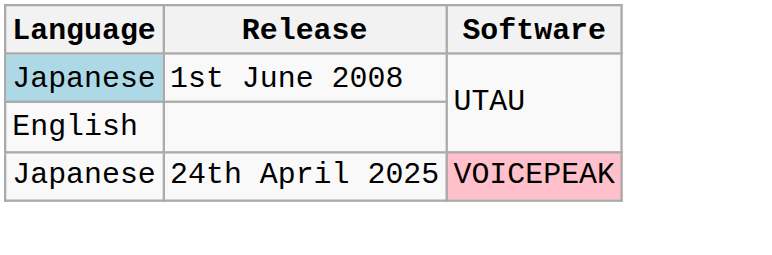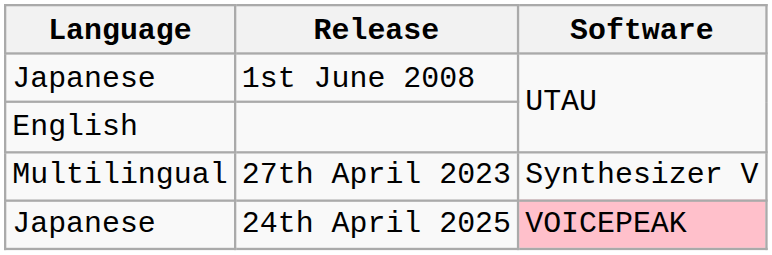(84, 78) lightblue background -> (84, 78) no background
+ row: (376, 176)
